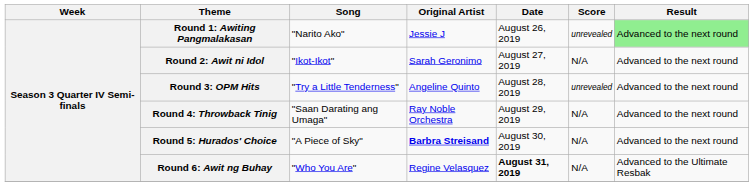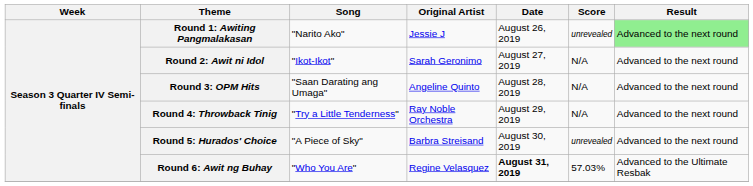(345, 87) "Try a Little Tenderness" -> (335, 87) "Saan Darating ang Umaga"
(592, 88) unrevealed -> (580, 87) N/A
(335, 114) "Saan Darating ang Umaga" -> (345, 114) "Try a Little Tenderness"
(449, 141) bold -> (446, 141) normal
(580, 141) N/A -> (592, 141) unrevealed
(580, 168) N/A -> (588, 168) 57.03%
